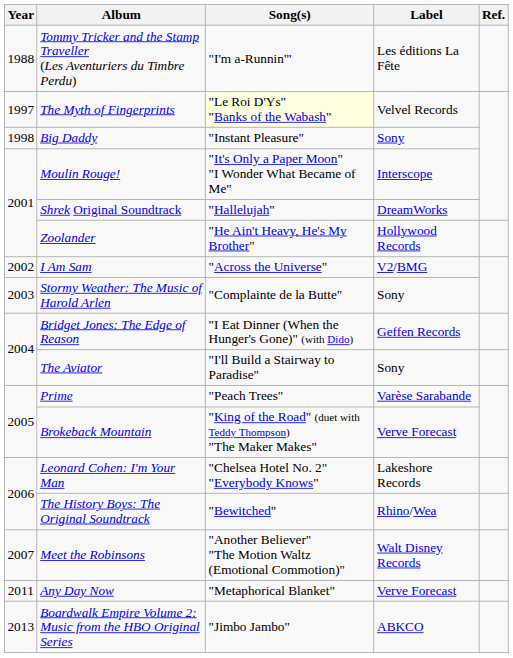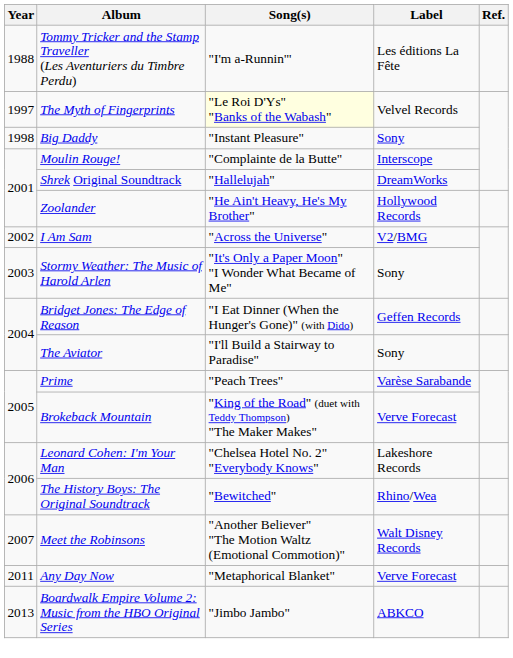(282, 173) "It's Only a Paper Moon" "I Wonder What Became of Me" -> (275, 159) "Complainte de la Butte"
(275, 295) "Complainte de la Butte" -> (282, 273) "It's Only a Paper Moon" "I Wonder What Became of Me"
